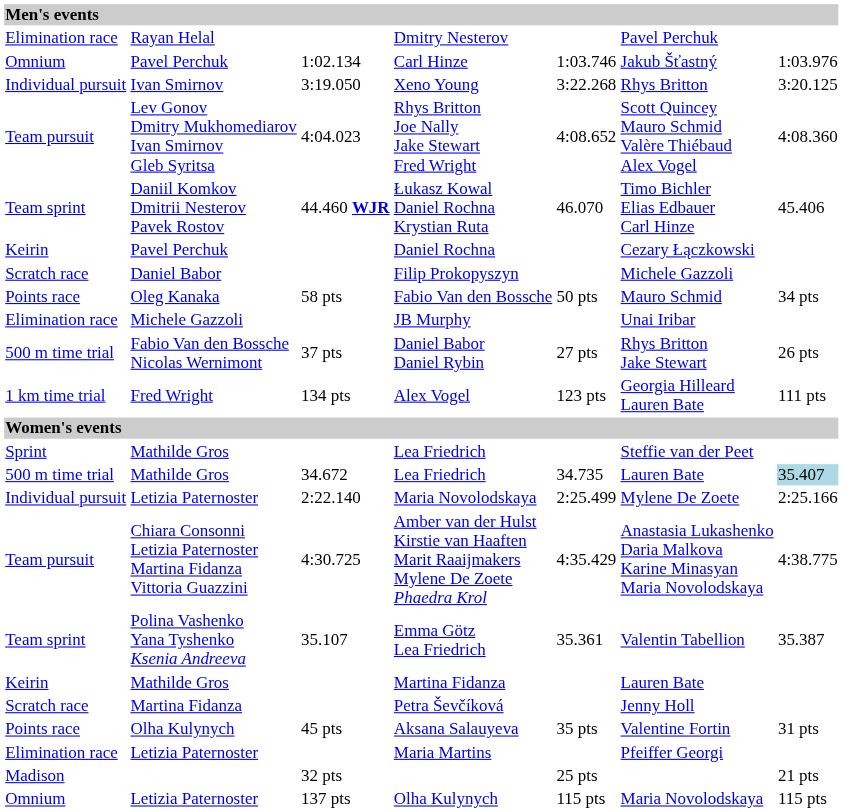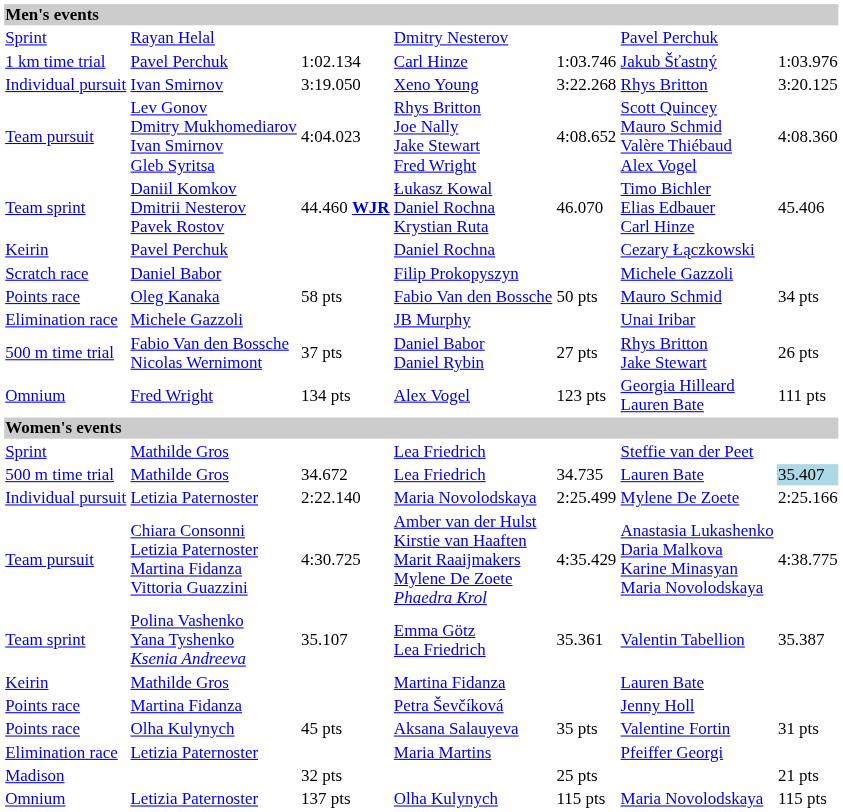(61, 38) Elimination race -> (26, 38) Sprint
(35, 61) Omnium -> (55, 61) 1 km time trial
(55, 395) 1 km time trial -> (35, 395) Omnium
(47, 705) Scratch race -> (43, 705) Points race
